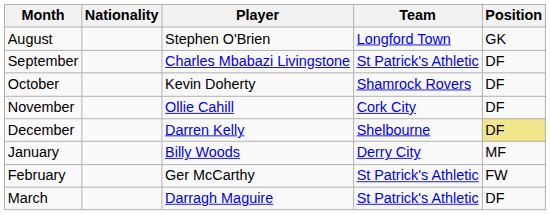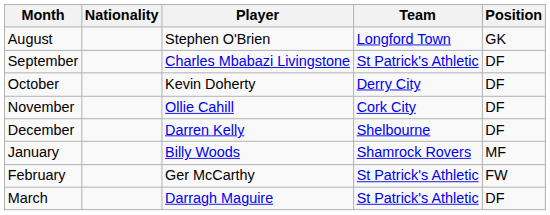(414, 84) Shamrock Rovers -> (389, 84) Derry City
(495, 130) khaki background -> (495, 130) no background
(389, 152) Derry City -> (414, 152) Shamrock Rovers
